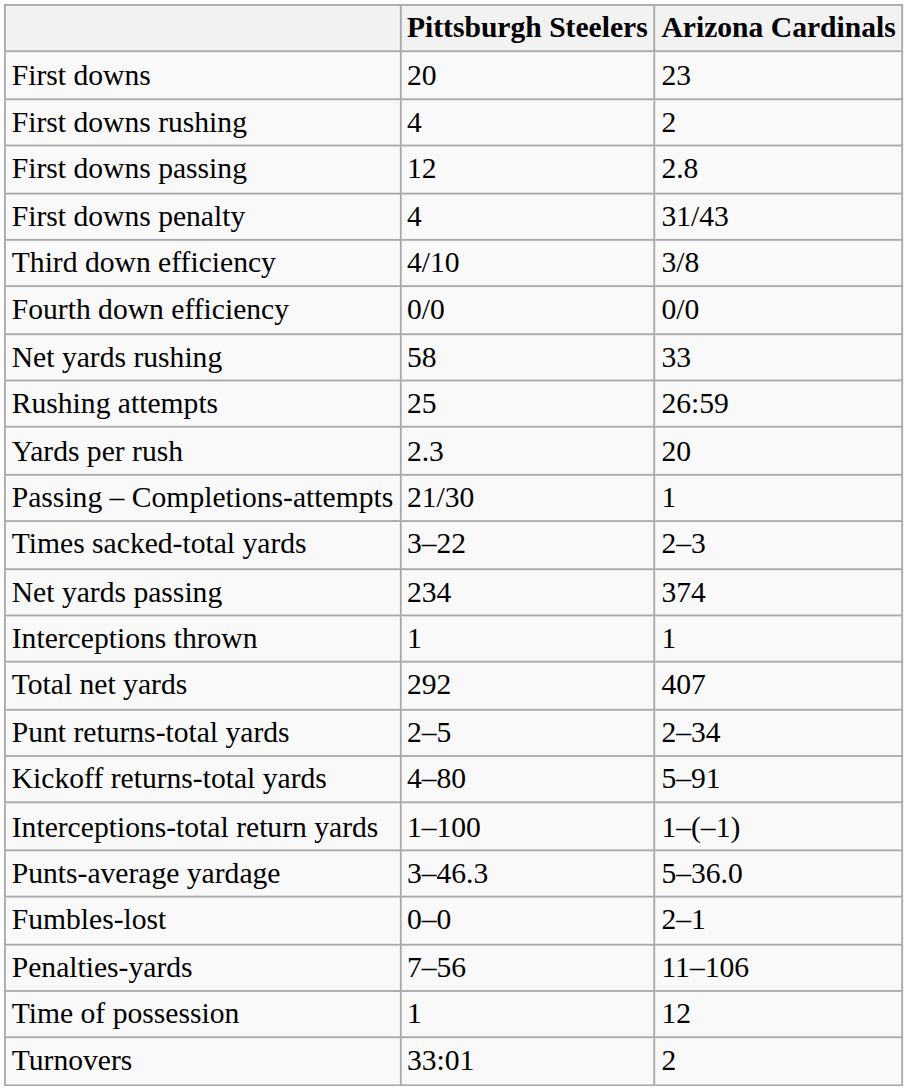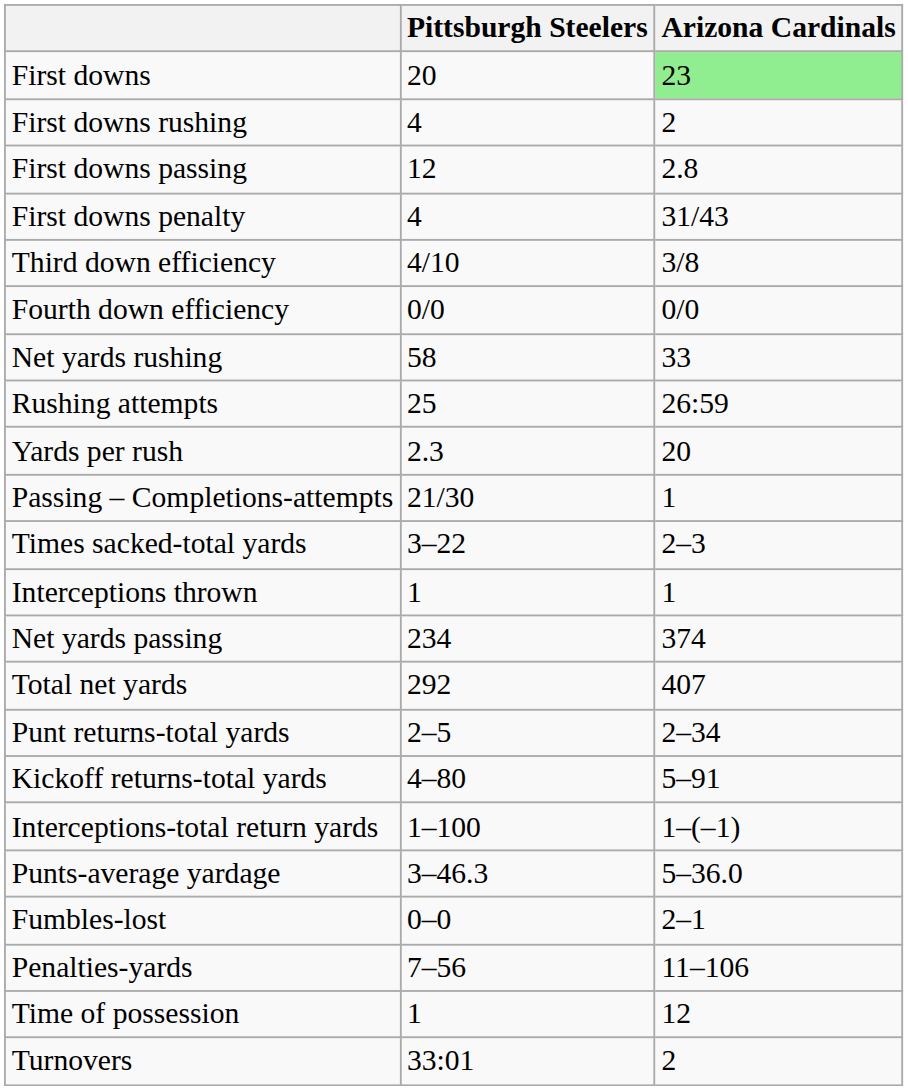(676, 74) no background -> (676, 74) lightgreen background
rows swapped: (135, 638) <-> (117, 591)
